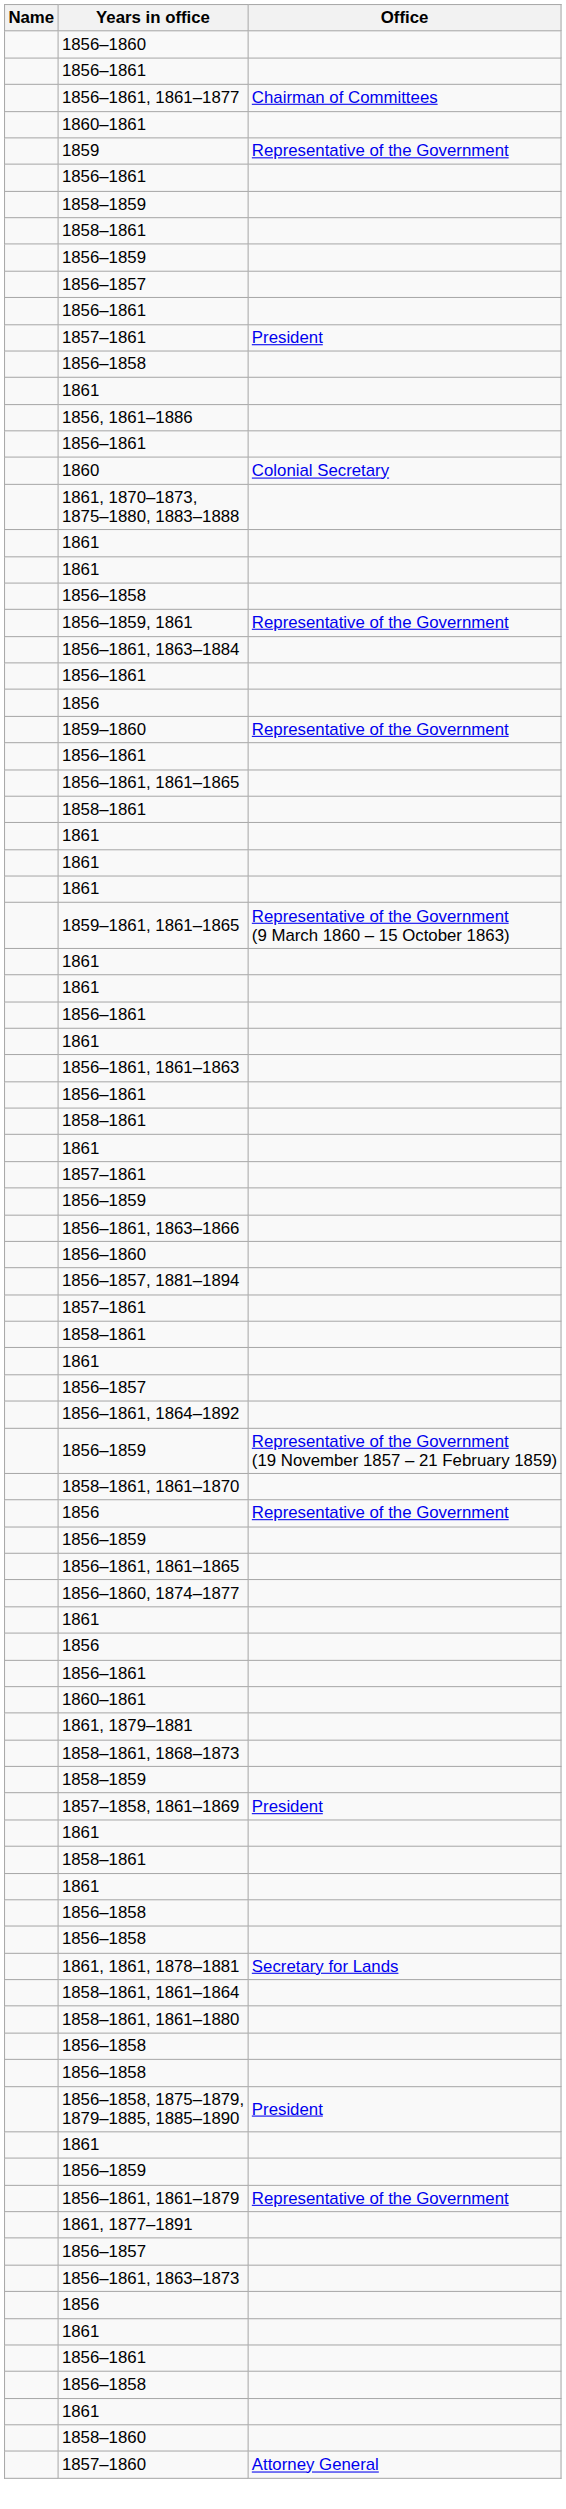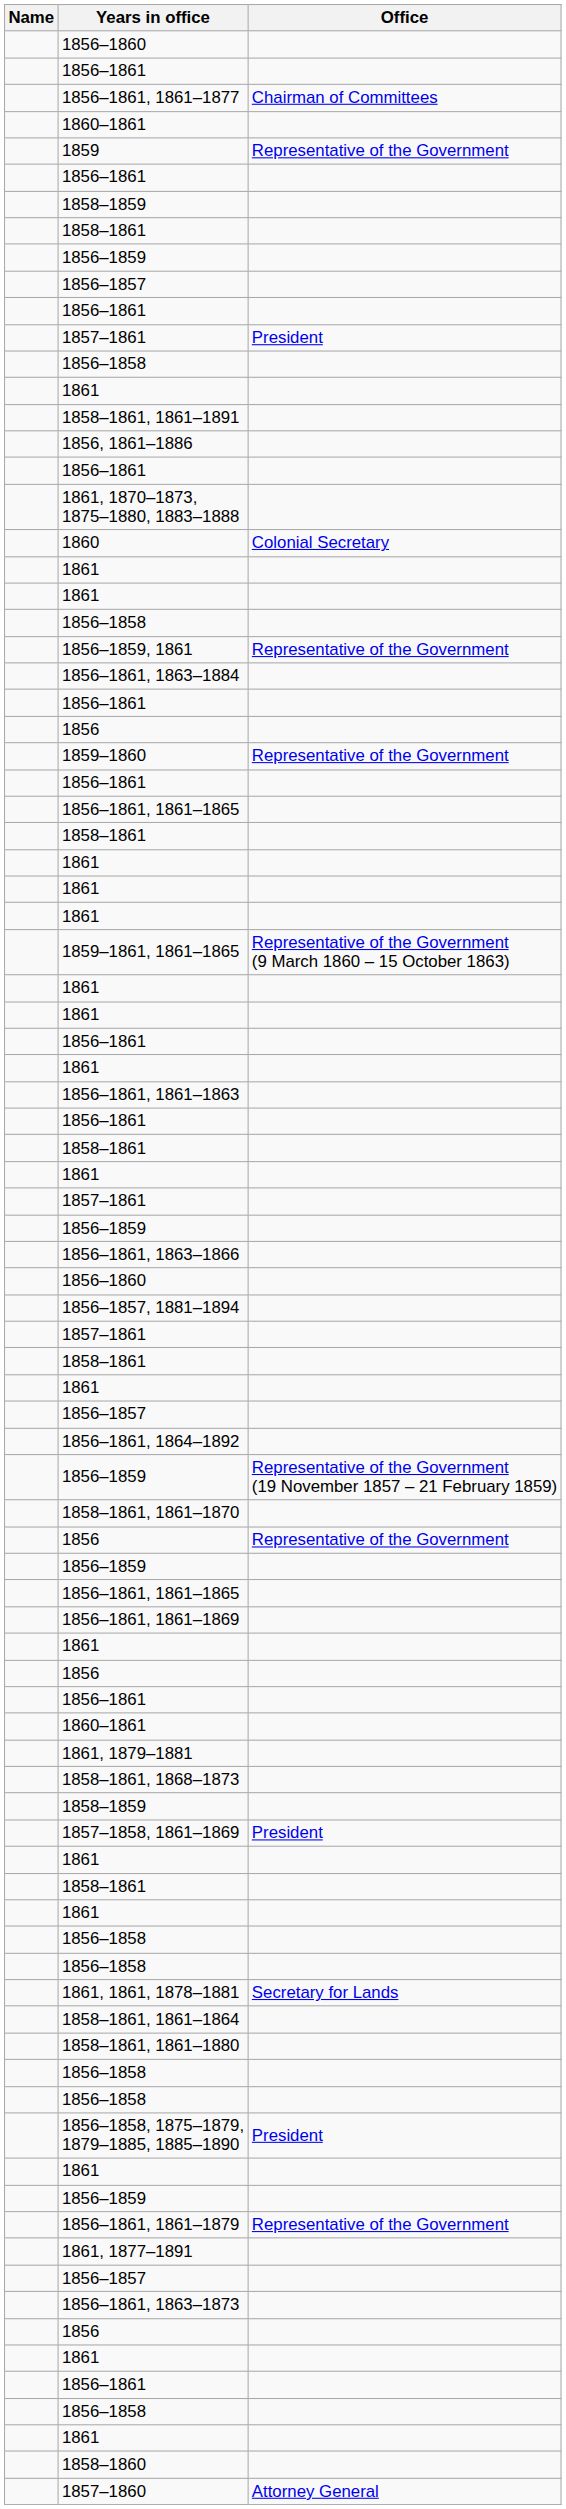+ row: (151, 417)
rows swapped: (81, 470) <-> (151, 506)
+ row: (151, 1619)
- row: (151, 1593)
